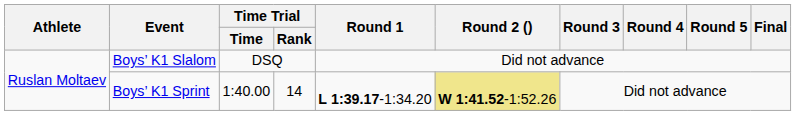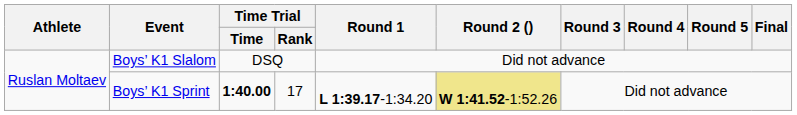(246, 92) normal -> (247, 92) bold
(294, 92) 14 -> (295, 92) 17
